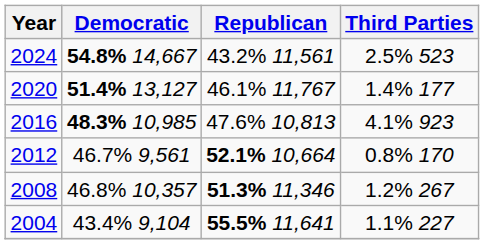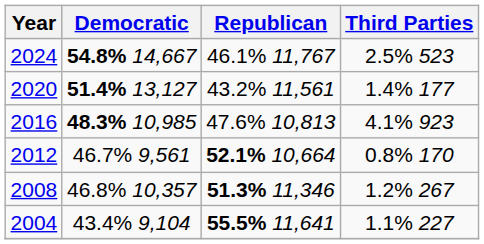(271, 55) 43.2% 11,561 -> (271, 55) 46.1% 11,767
(271, 89) 46.1% 11,767 -> (271, 89) 43.2% 11,561
